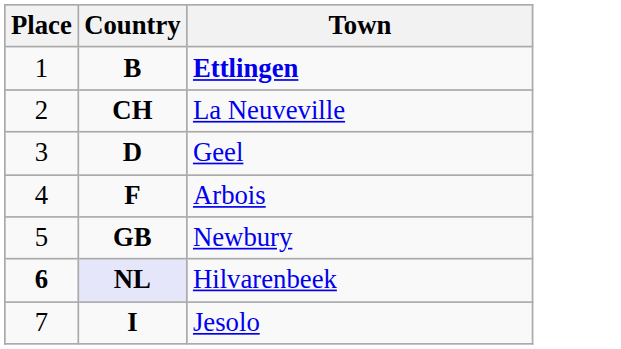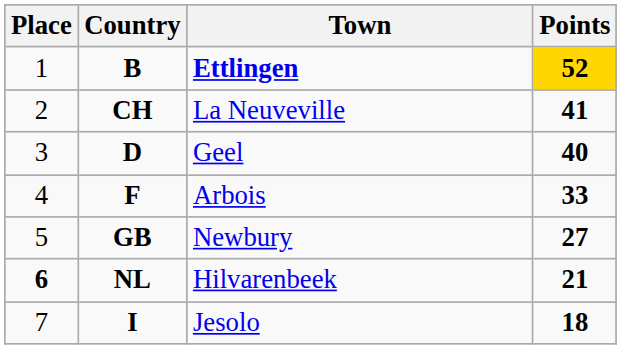+ column: (575, 25)
(132, 279) lavender background -> (132, 279) no background
